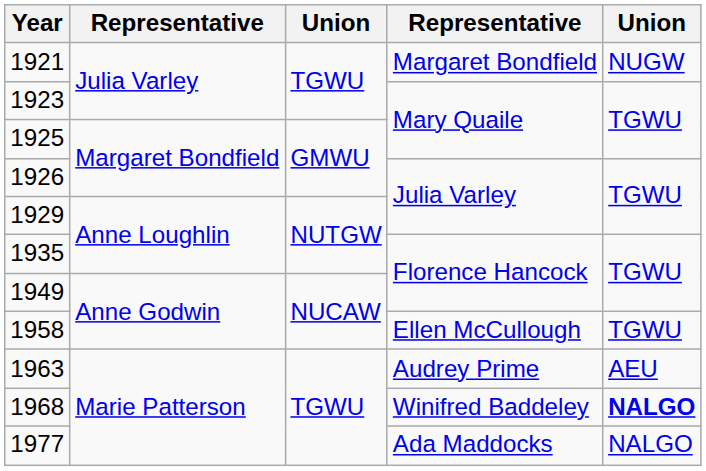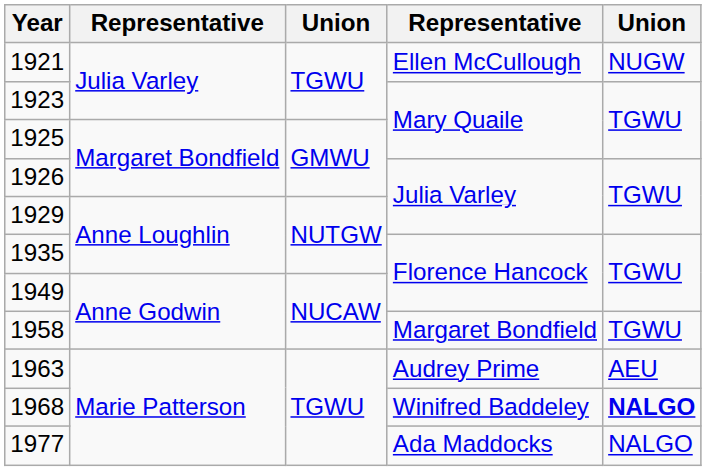(495, 61) Margaret Bondfield -> (487, 61) Ellen McCullough
(487, 330) Ellen McCullough -> (495, 330) Margaret Bondfield
